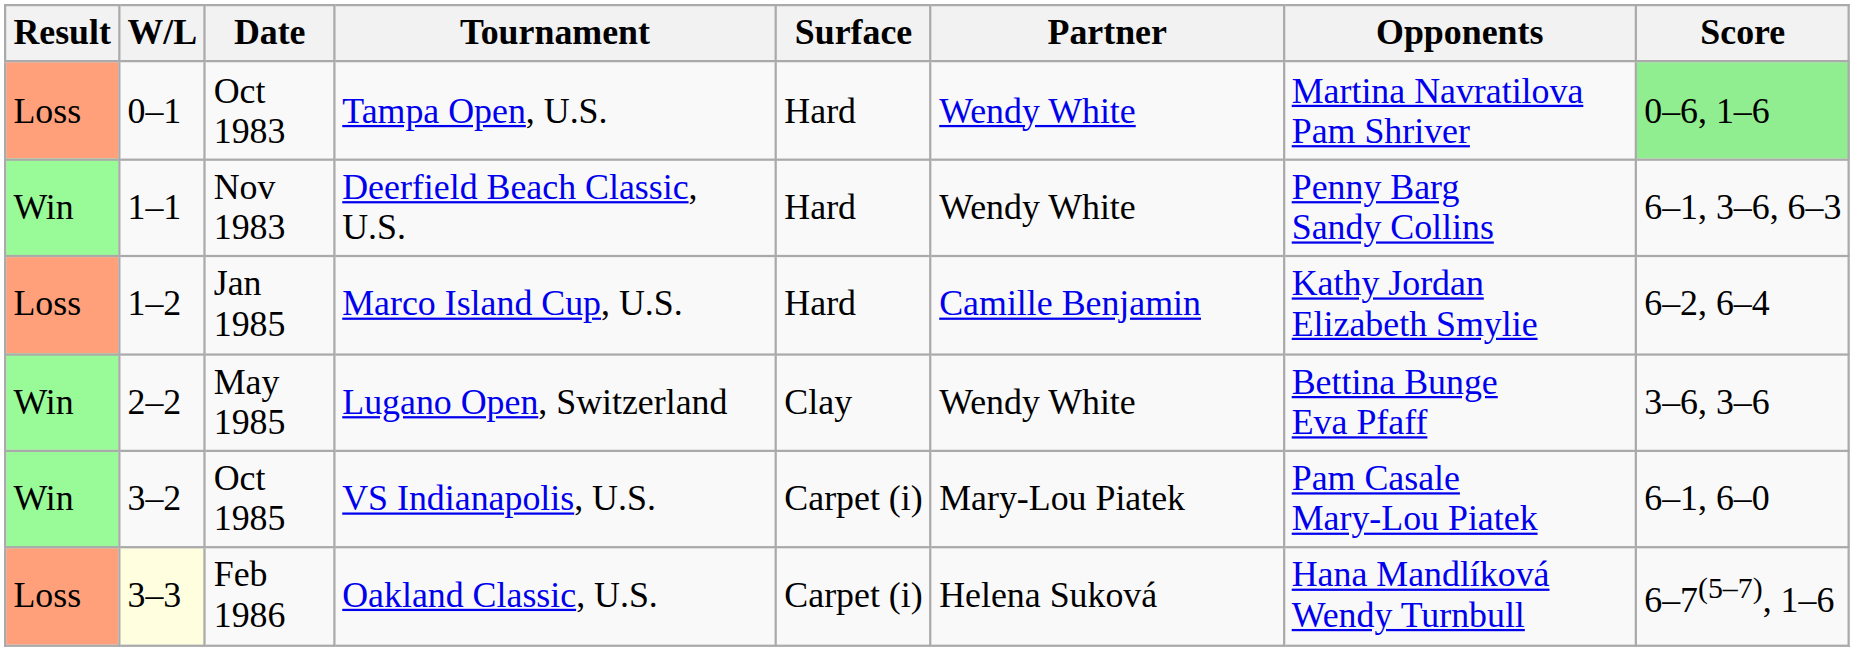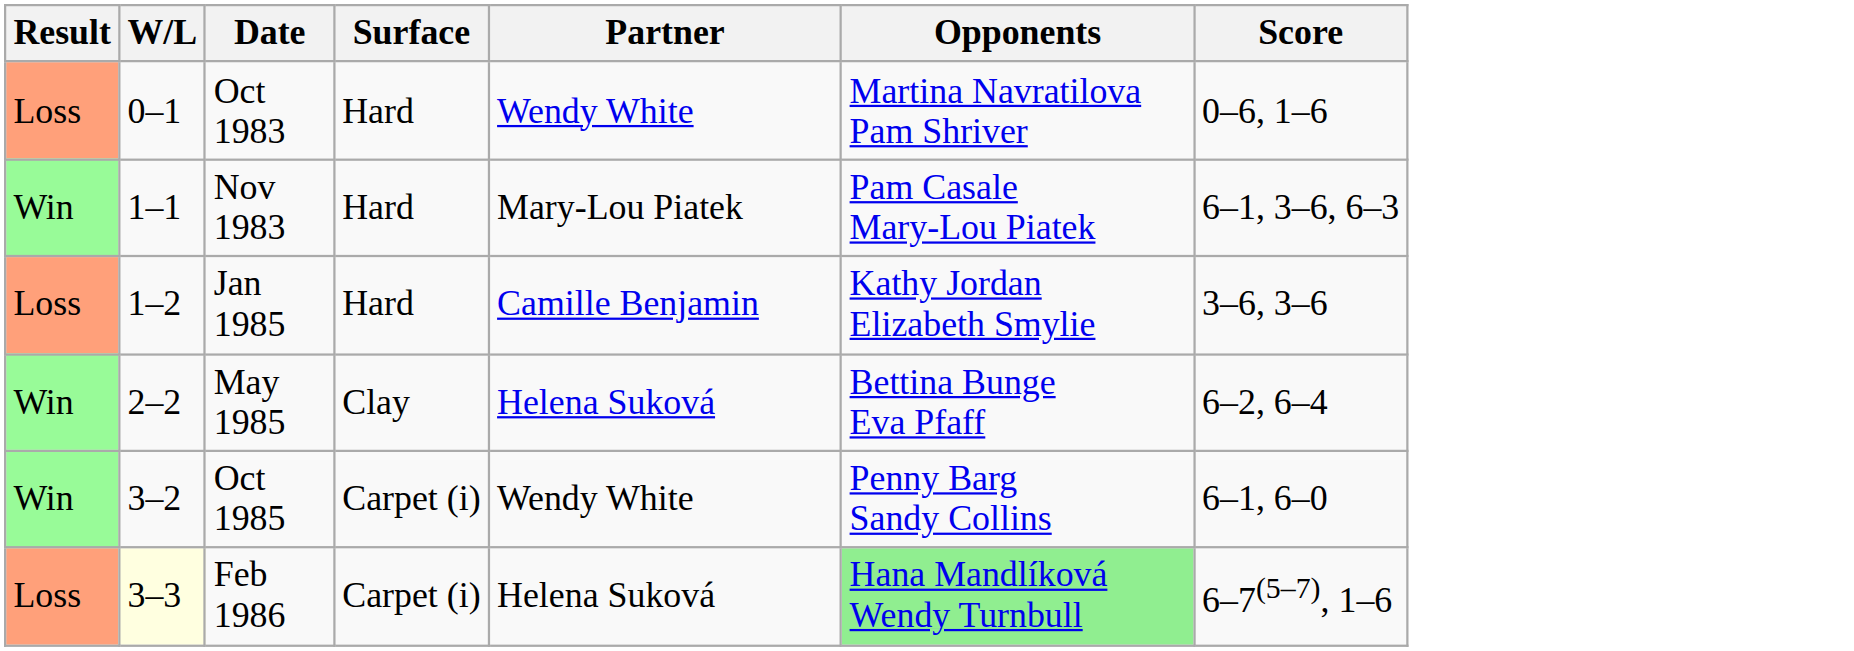- column: (555, 32)
(1707, 109) lightgreen background -> (1265, 109) no background
(1037, 207) Wendy White -> (620, 207) Mary-Lou Piatek
(1393, 207) Penny Barg Sandy Collins -> (973, 207) Pam Casale Mary-Lou Piatek
(1707, 304) 6–2, 6–4 -> (1265, 304) 3–6, 3–6
(1037, 401) Wendy White -> (606, 401) Helena Suková
(1707, 401) 3–6, 3–6 -> (1265, 401) 6–2, 6–4
(1062, 498) Mary-Lou Piatek -> (595, 498) Wendy White
(1415, 498) Pam Casale Mary-Lou Piatek -> (951, 498) Penny Barg Sandy Collins
(1421, 595) no background -> (978, 595) lightgreen background
